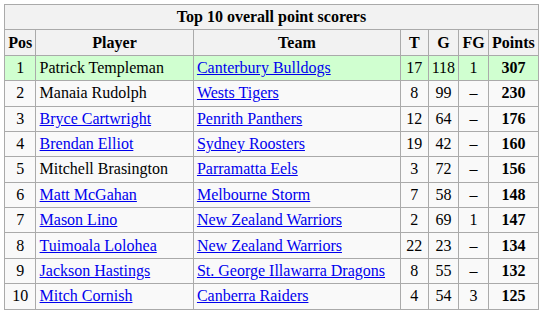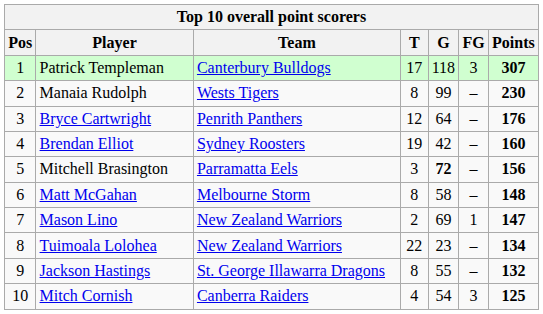(474, 67) 1 -> (474, 67) 3
(443, 169) normal -> (443, 169) bold
(414, 194) 7 -> (414, 194) 8
